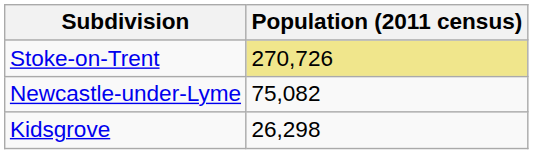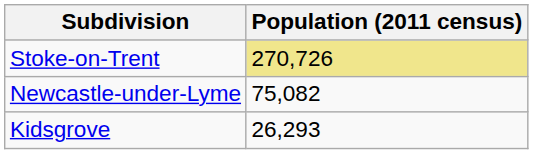(286, 129) 26,298 -> (286, 129) 26,293
